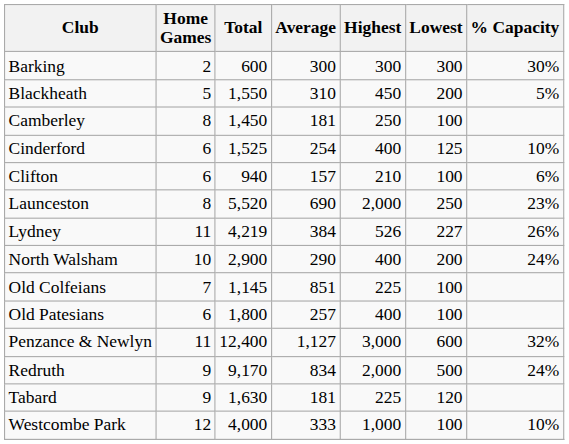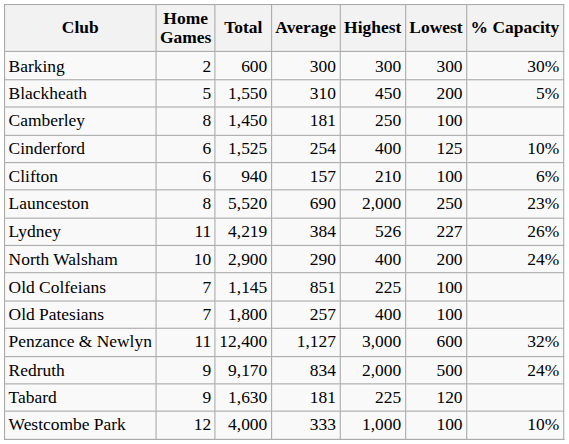(207, 314) 6 -> (207, 314) 7
